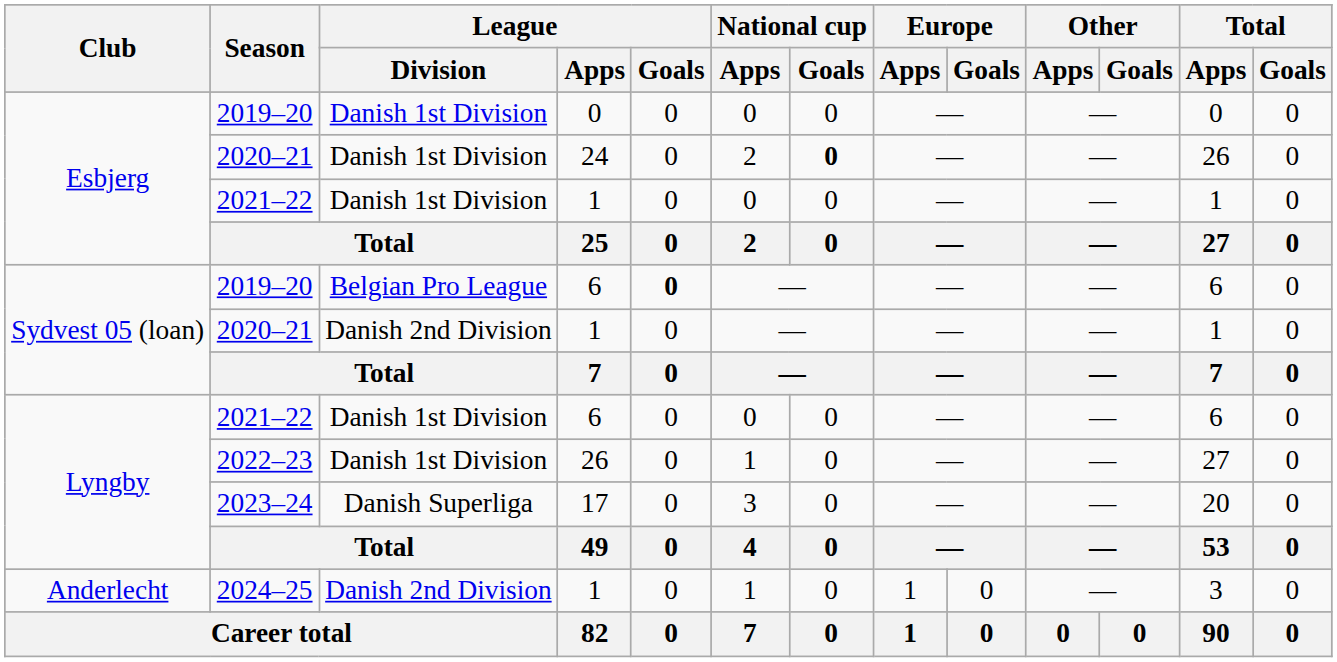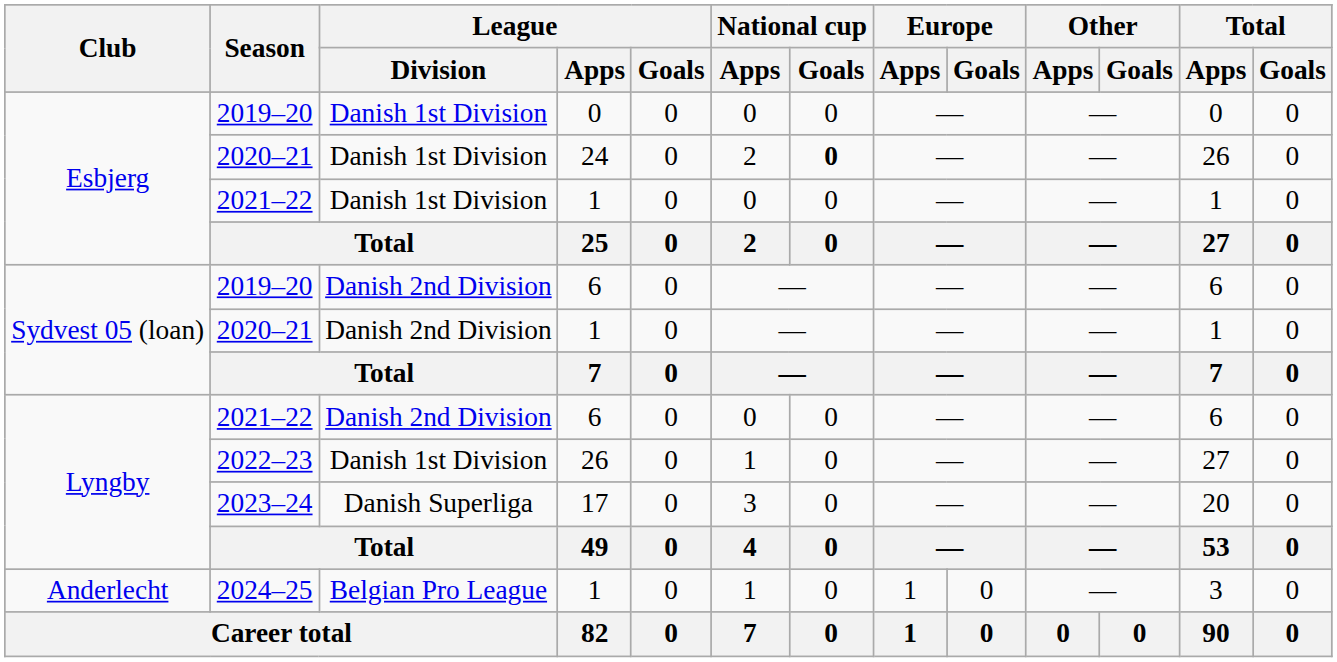(438, 286) Belgian Pro League -> (438, 286) Danish 2nd Division
(671, 286) bold -> (671, 286) normal
(438, 416) Danish 1st Division -> (438, 416) Danish 2nd Division
(438, 590) Danish 2nd Division -> (438, 590) Belgian Pro League
